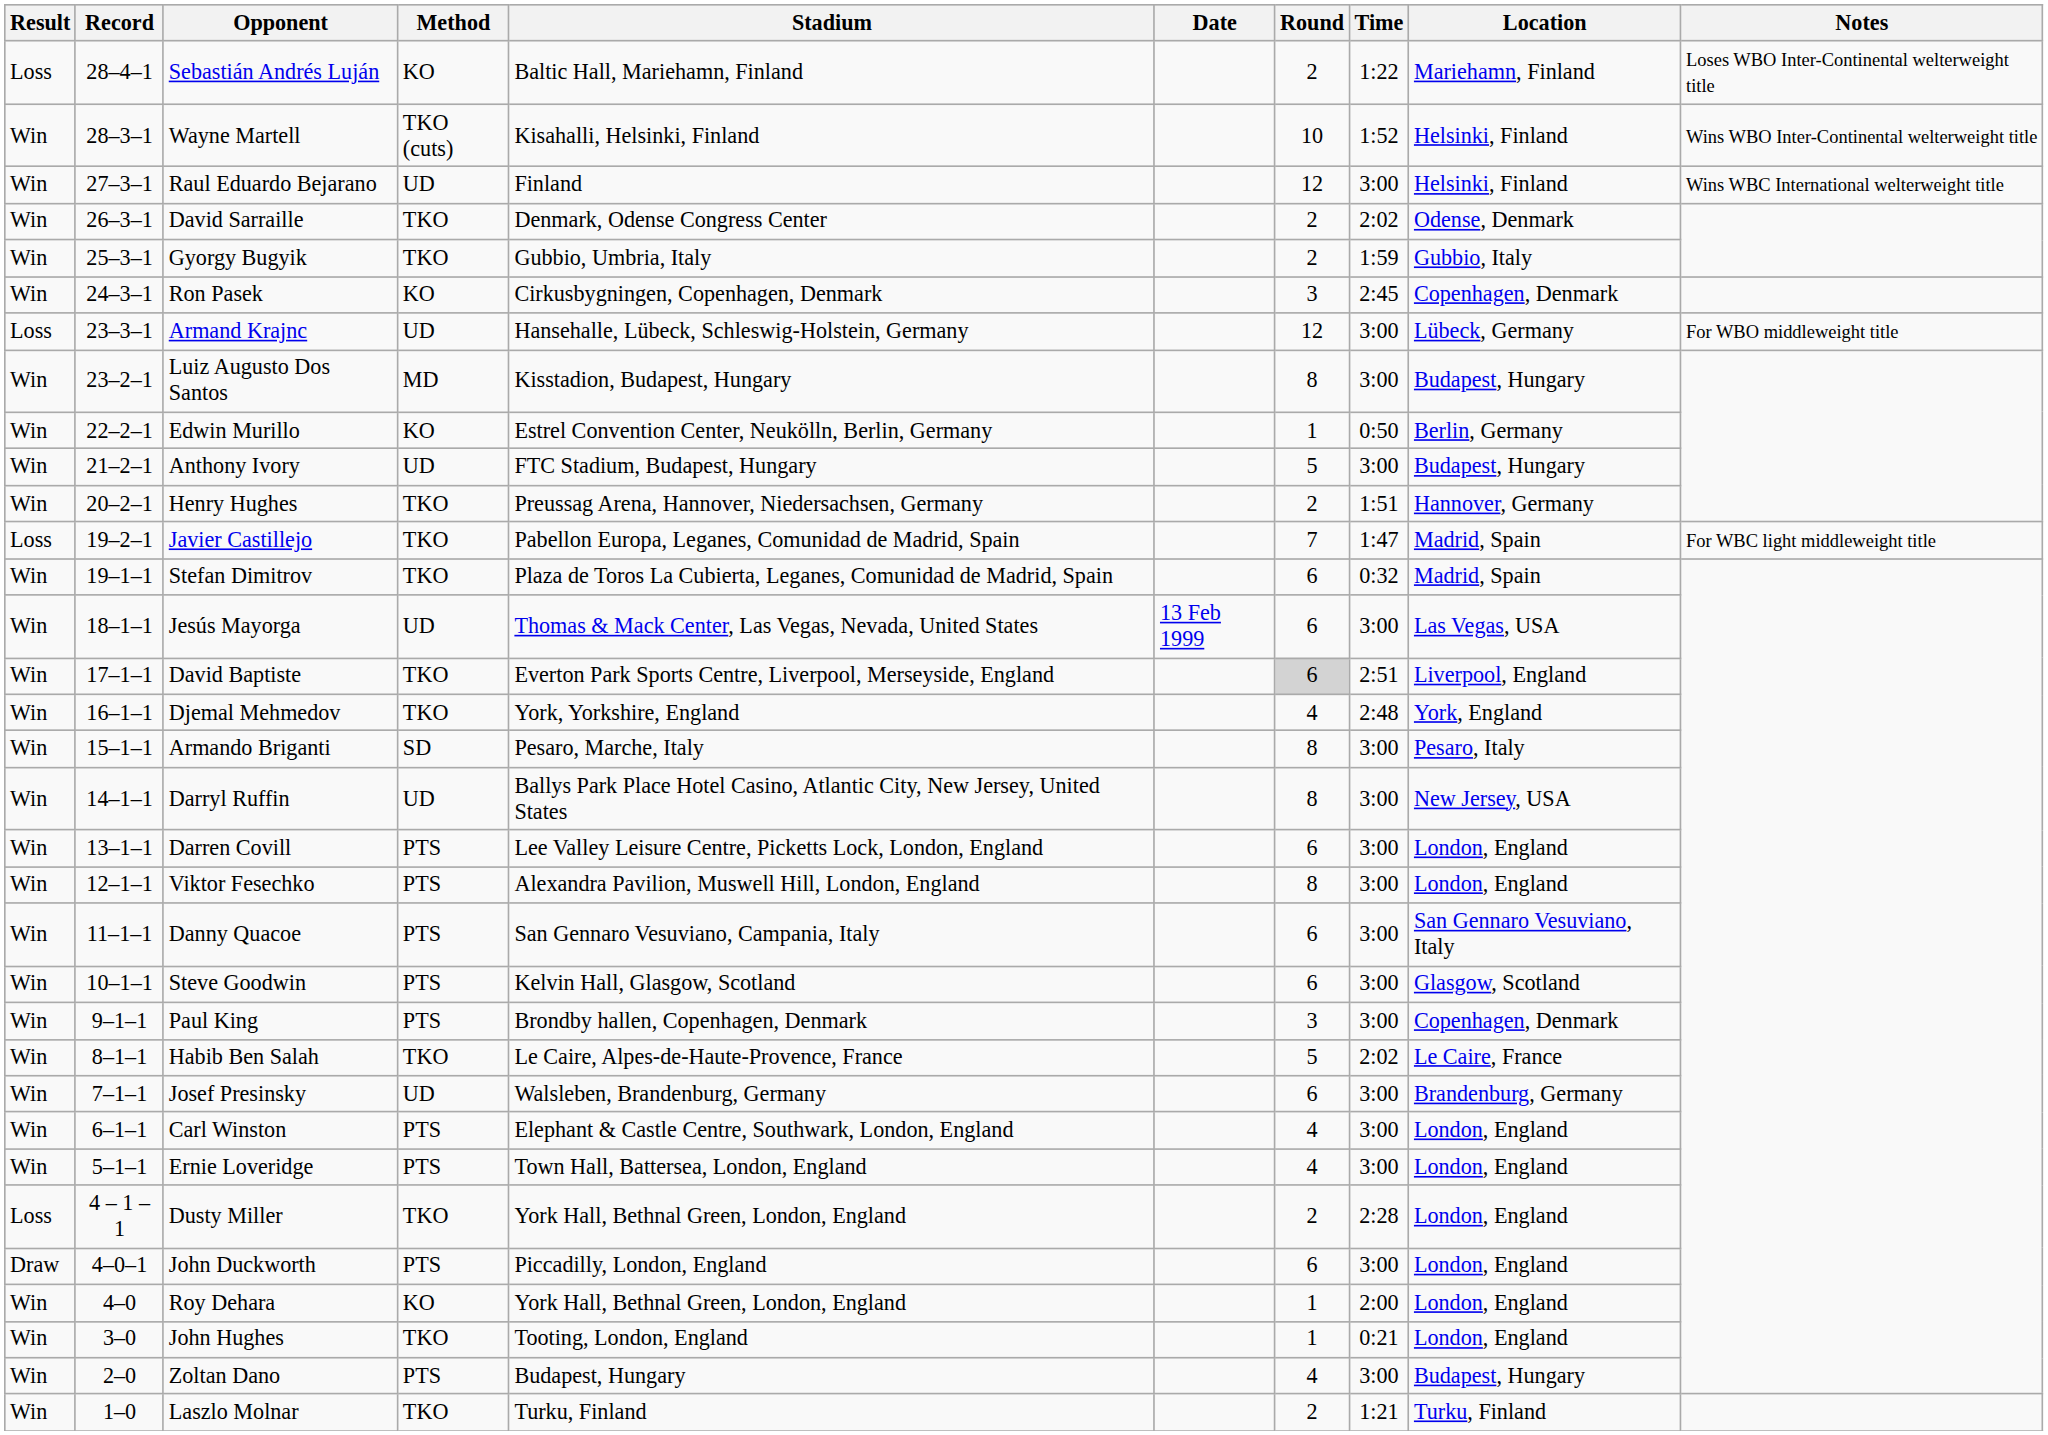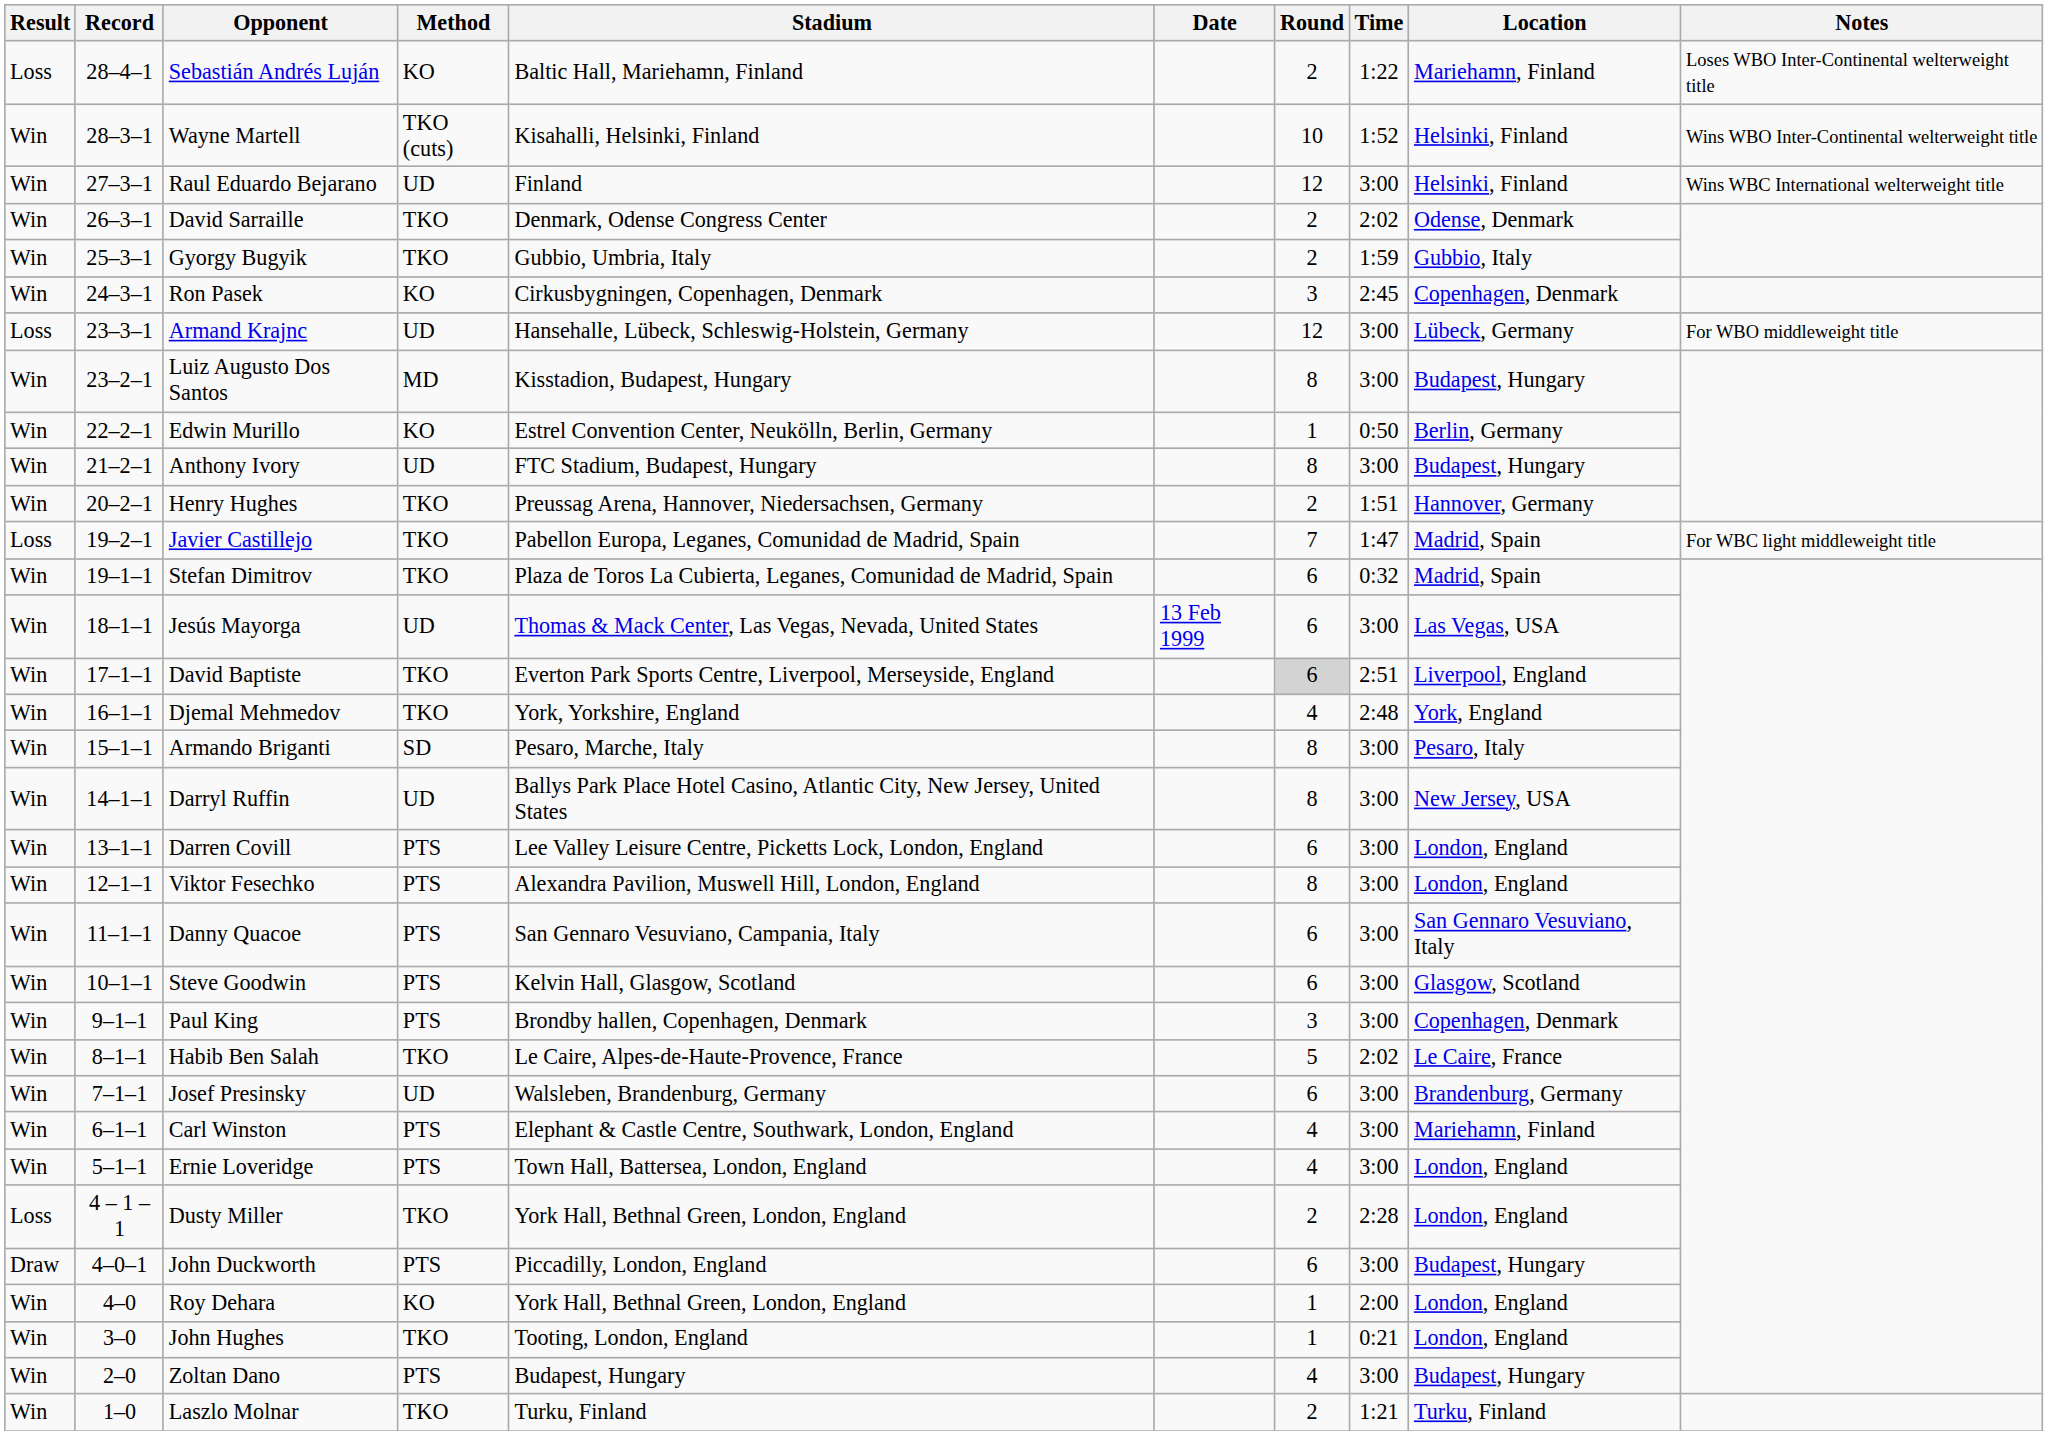(1312, 466) 5 -> (1312, 466) 8
(1491, 1129) London, England -> (1504, 1129) Mariehamn, Finland
(1491, 1265) London, England -> (1499, 1265) Budapest, Hungary
